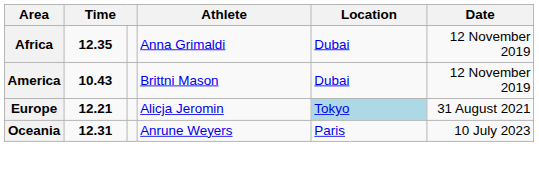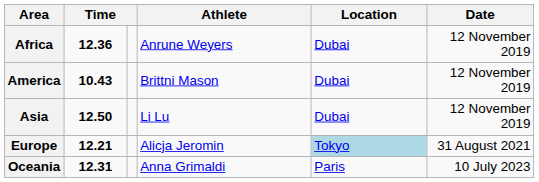(95, 44) 12.35 -> (95, 44) 12.36
(183, 44) Anna Grimaldi -> (186, 44) Anrune Weyers
+ row: (34, 116)
(186, 130) Anrune Weyers -> (183, 167) Anna Grimaldi
